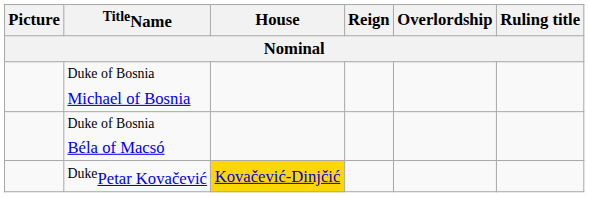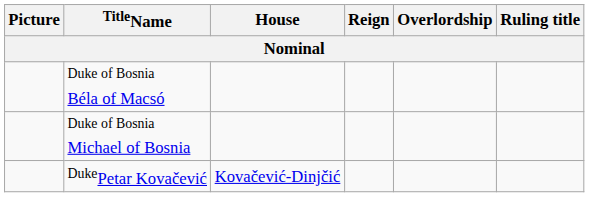rows swapped: (116, 136) <-> (129, 86)
(277, 176) gold background -> (277, 176) no background
